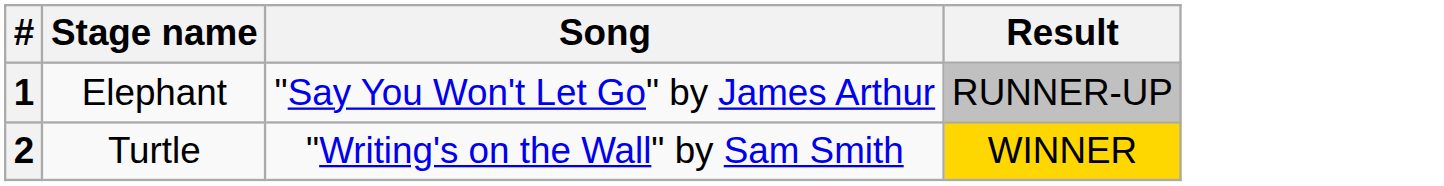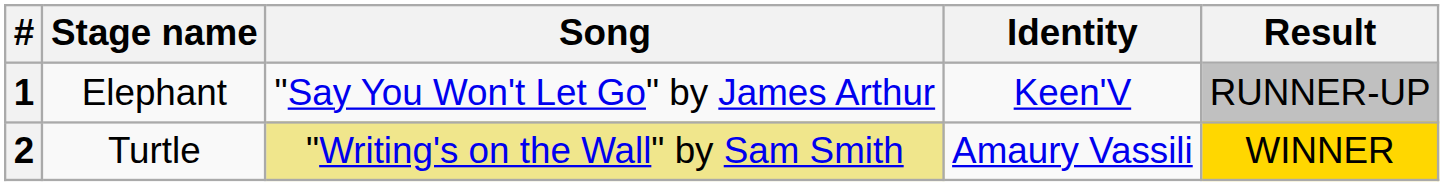+ column: (1072, 33)
(605, 150) no background -> (605, 150) khaki background
